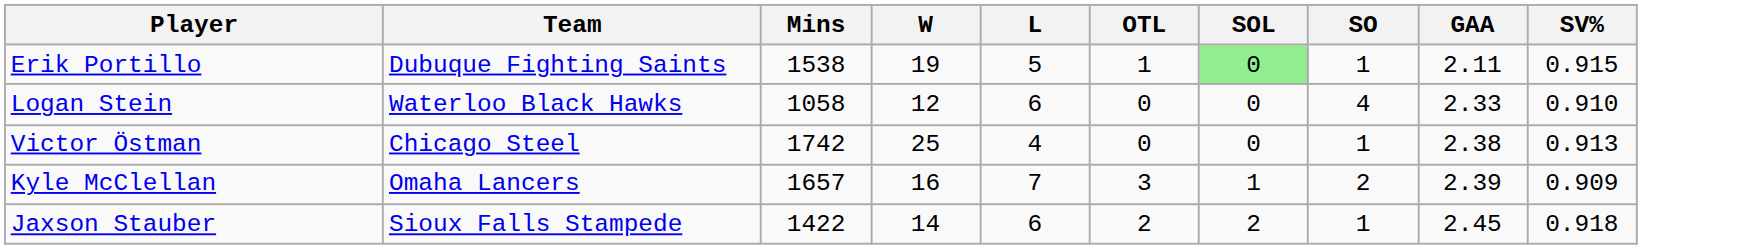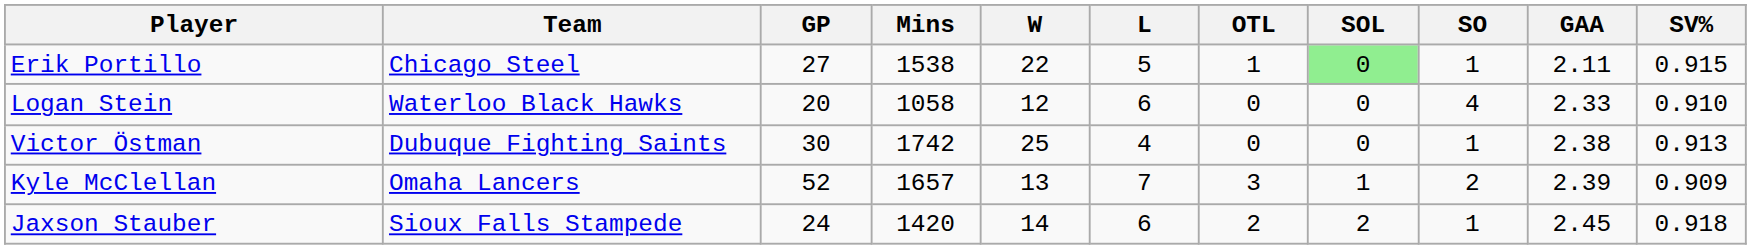+ column: (816, 25)
(558, 65) Dubuque Fighting Saints -> (484, 65) Chicago Steel
(925, 65) 19 -> (1035, 65) 22
(484, 144) Chicago Steel -> (558, 144) Dubuque Fighting Saints
(925, 184) 16 -> (1035, 184) 13
(816, 224) 1422 -> (925, 224) 1420
